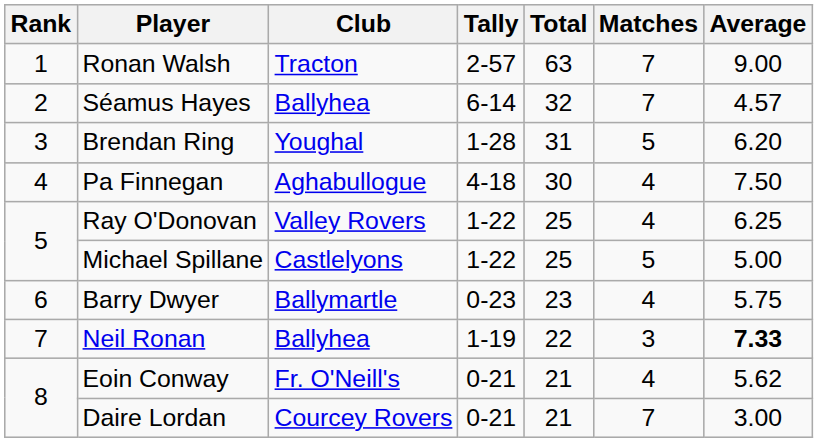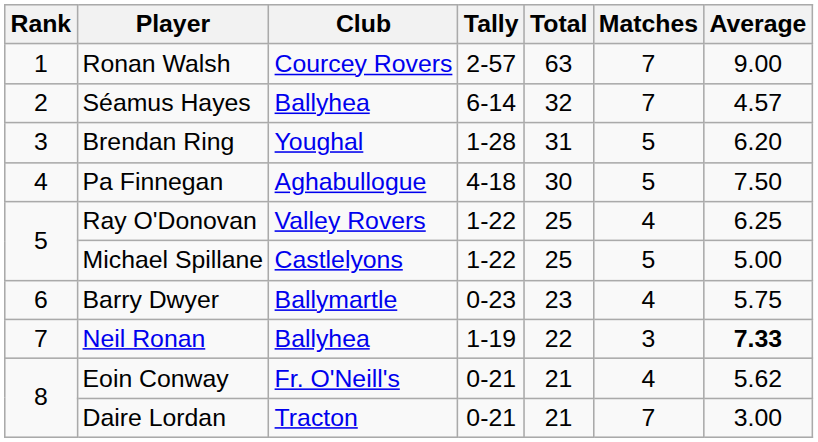(316, 63) Tracton -> (363, 63) Courcey Rovers
(648, 181) 4 -> (648, 181) 5
(363, 417) Courcey Rovers -> (316, 417) Tracton
